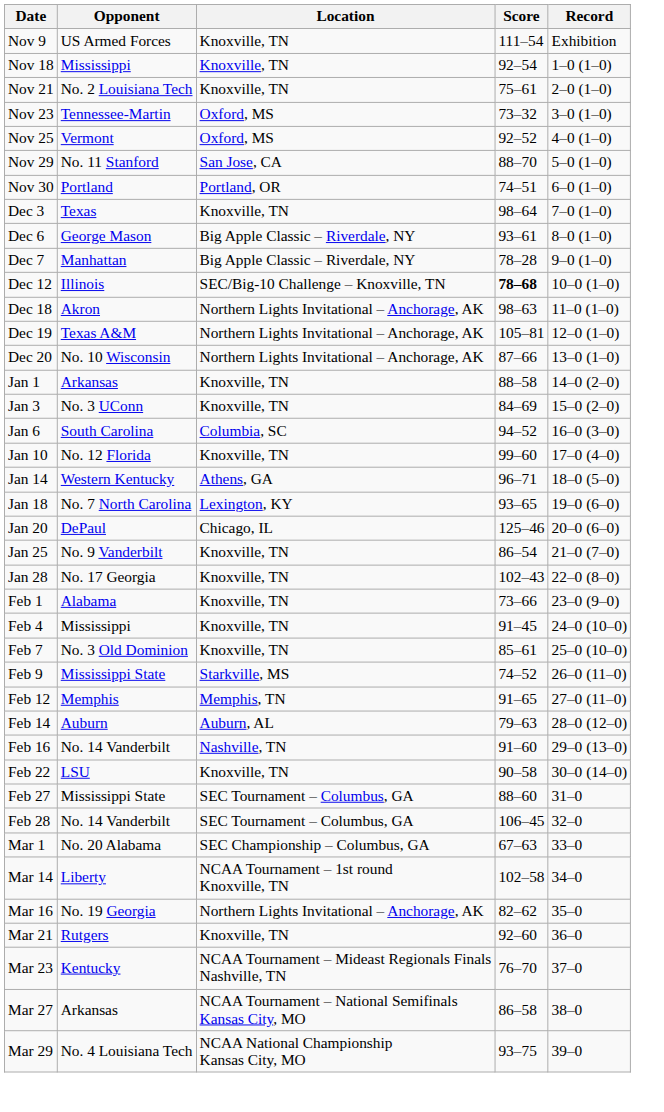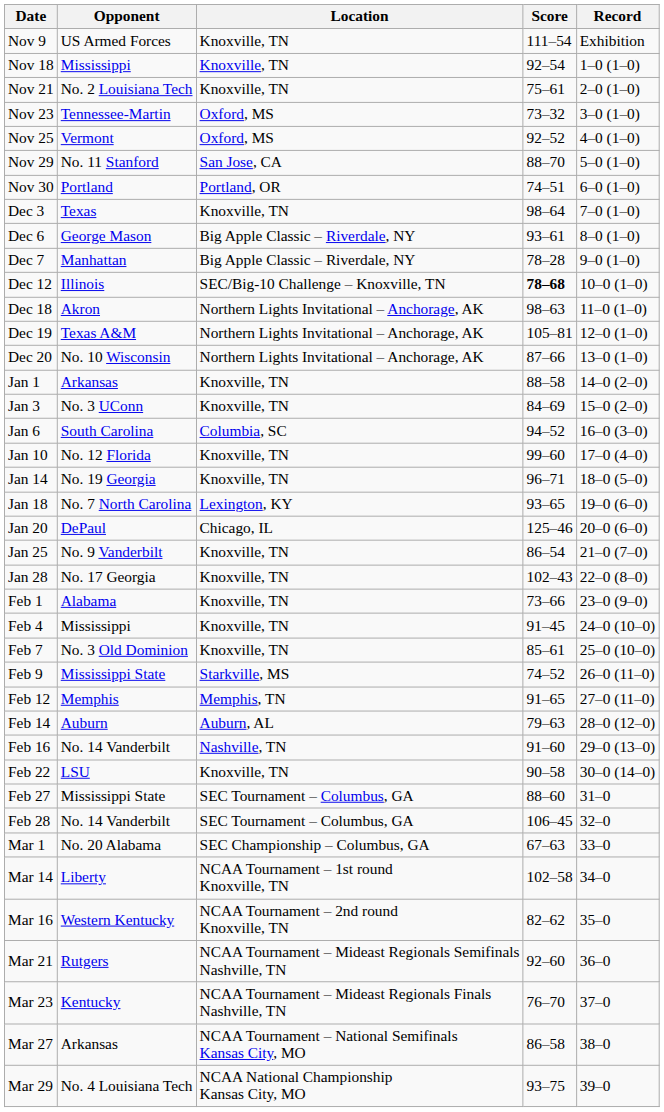(118, 479) Western Kentucky -> (108, 479) No. 19 Georgia
(236, 479) Athens, GA -> (244, 479) Knoxville, TN
(108, 910) No. 19 Georgia -> (118, 919) Western Kentucky
(342, 910) Northern Lights Invitational – Anchorage, AK -> (299, 919) NCAA Tournament – 2nd round Knoxville, TN
(244, 935) Knoxville, TN -> (360, 961) NCAA Tournament – Mideast Regionals Semifinals Nashville, TN
